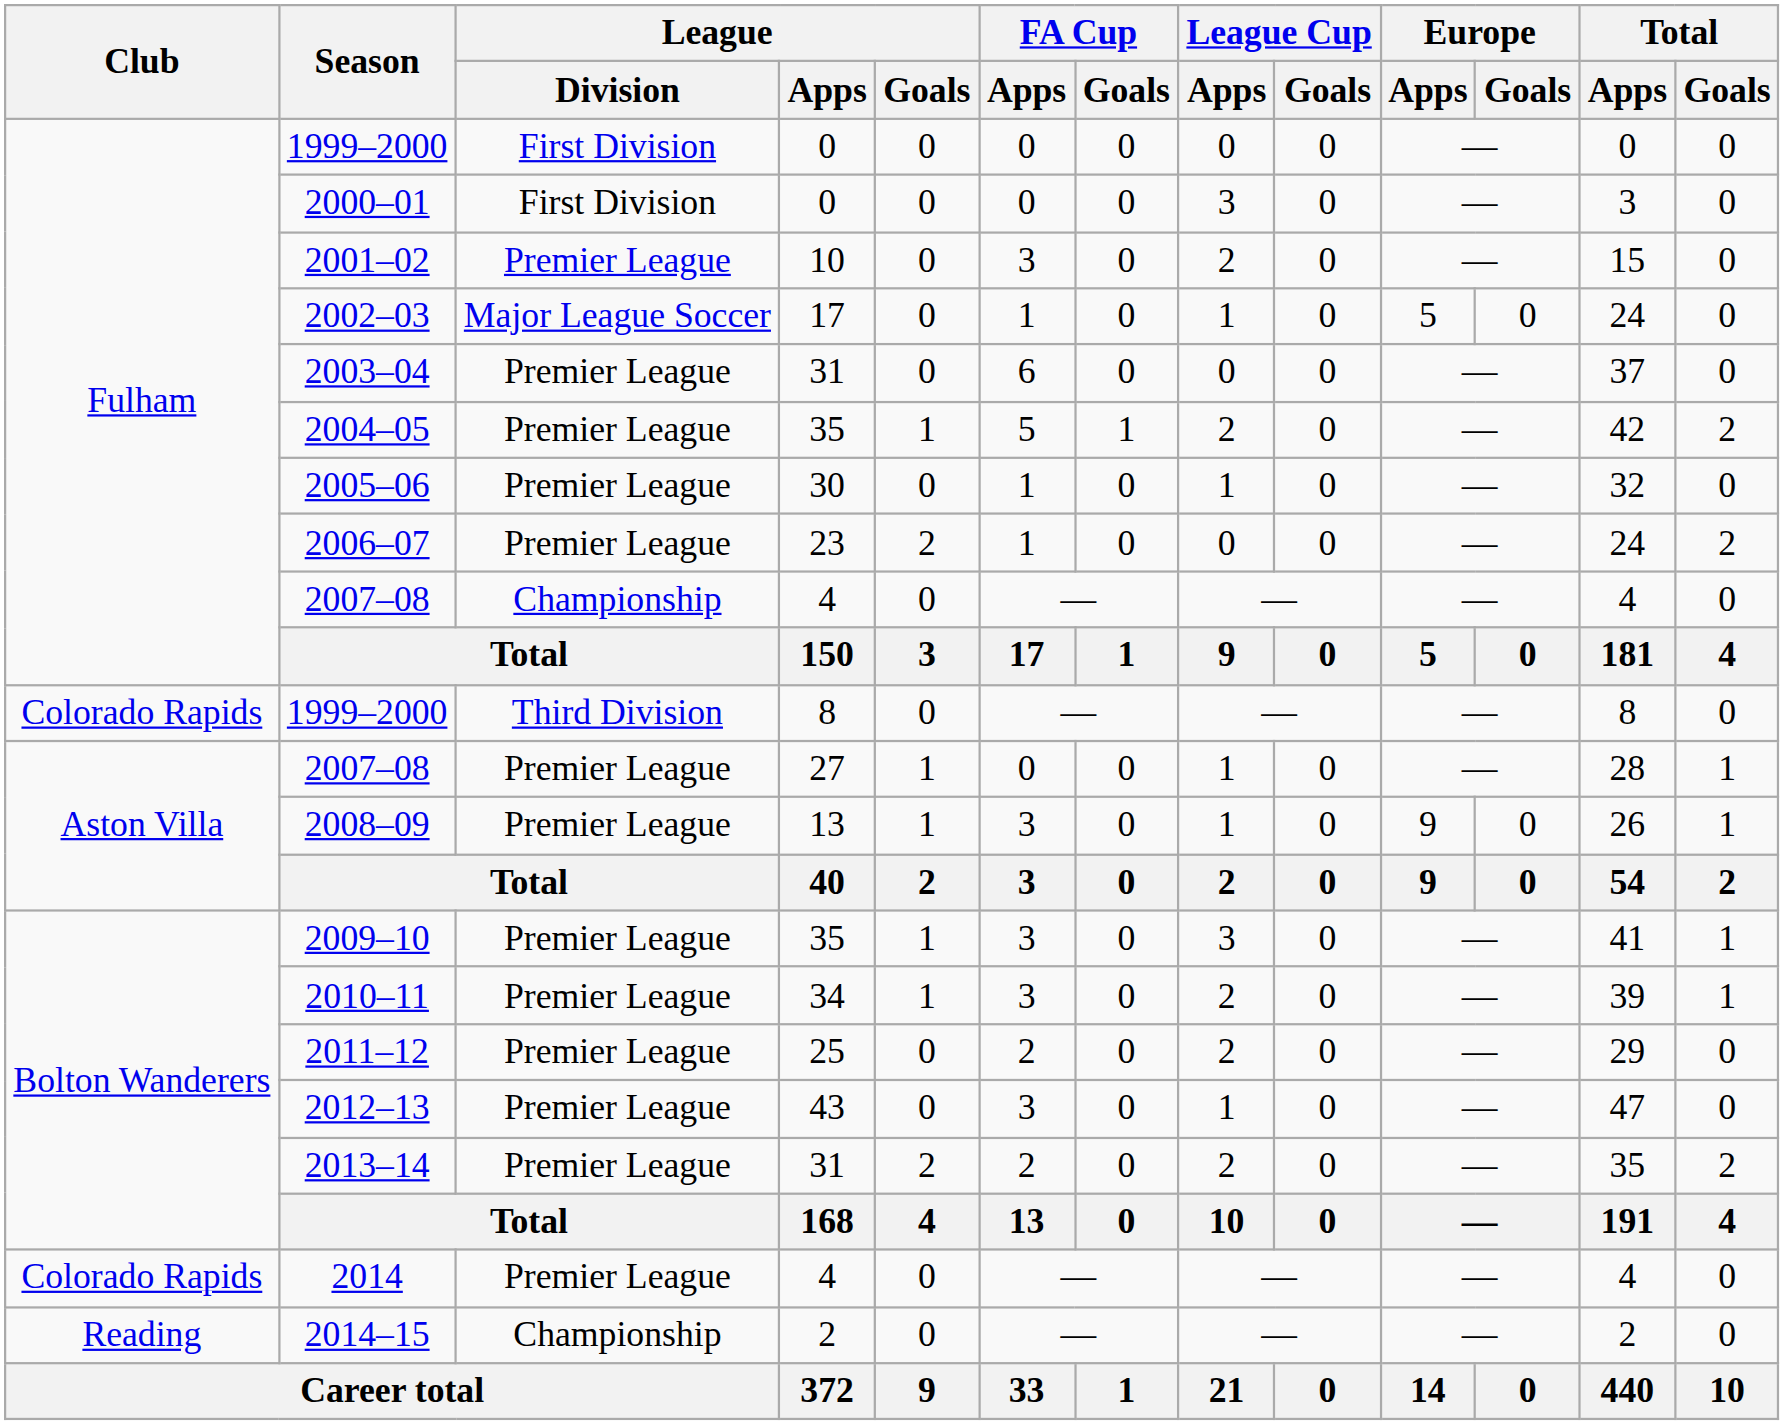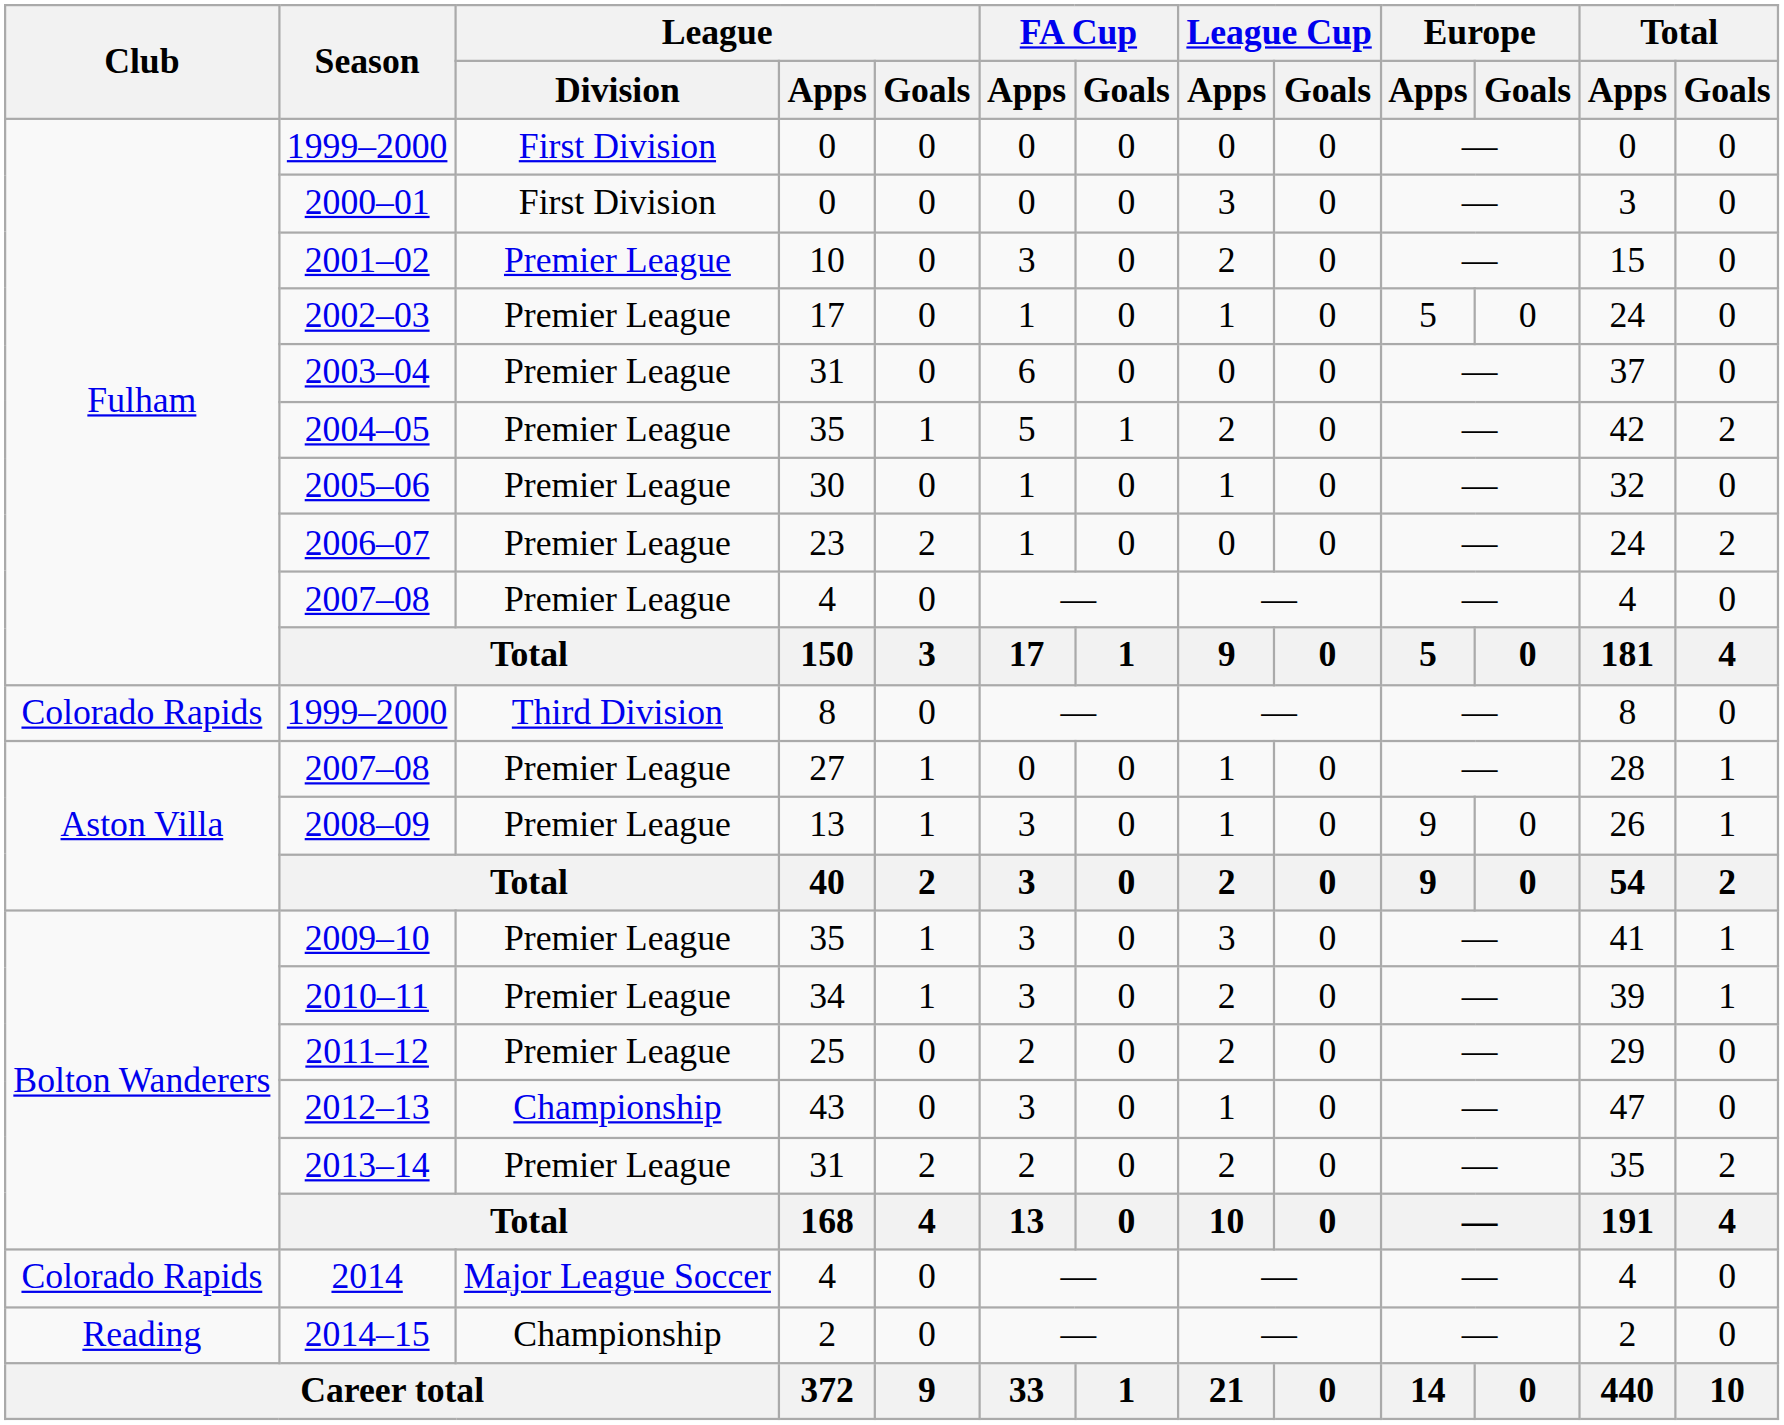(617, 315) Major League Soccer -> (617, 315) Premier League
(617, 598) Championship -> (617, 598) Premier League
(617, 1107) Premier League -> (617, 1107) Championship
(617, 1277) Premier League -> (617, 1277) Major League Soccer
